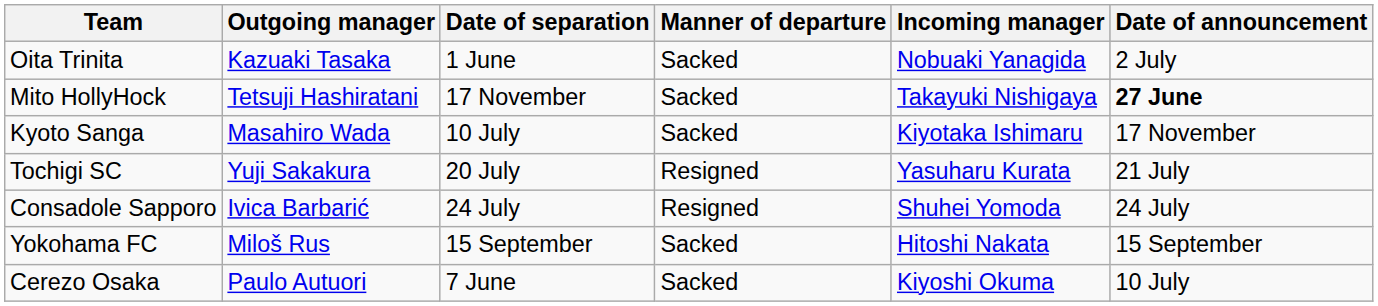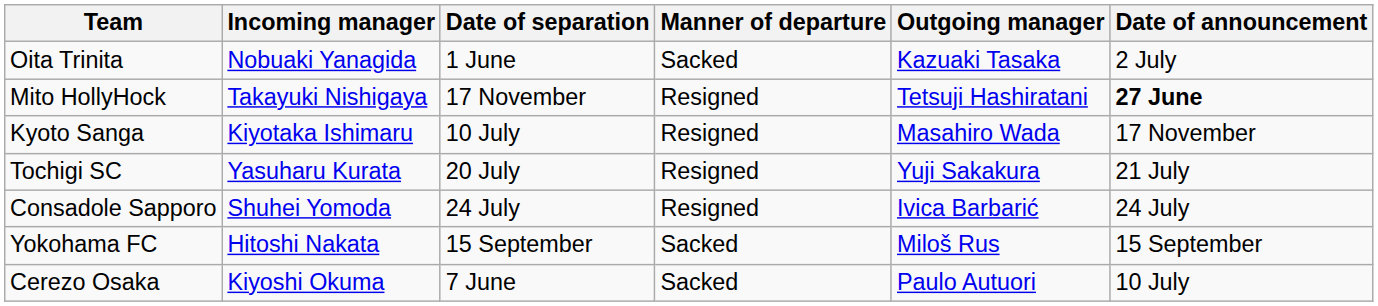columns swapped: (331, 23) <-> (1001, 23)
(699, 97) Sacked -> (710, 97) Resigned
(699, 134) Sacked -> (710, 134) Resigned
